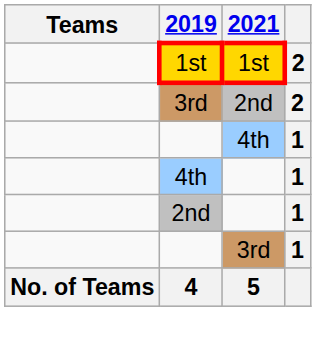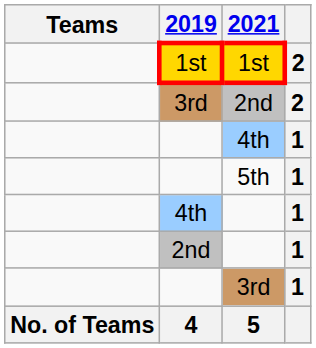+ row: (191, 177)
